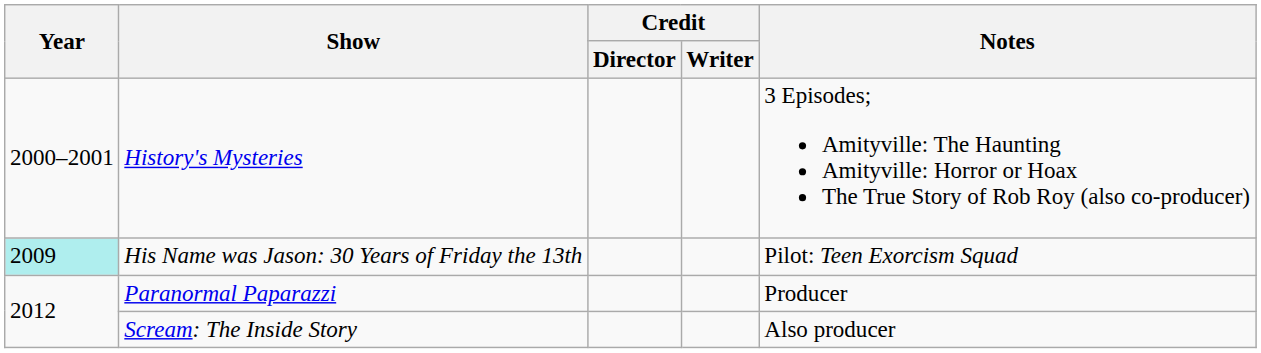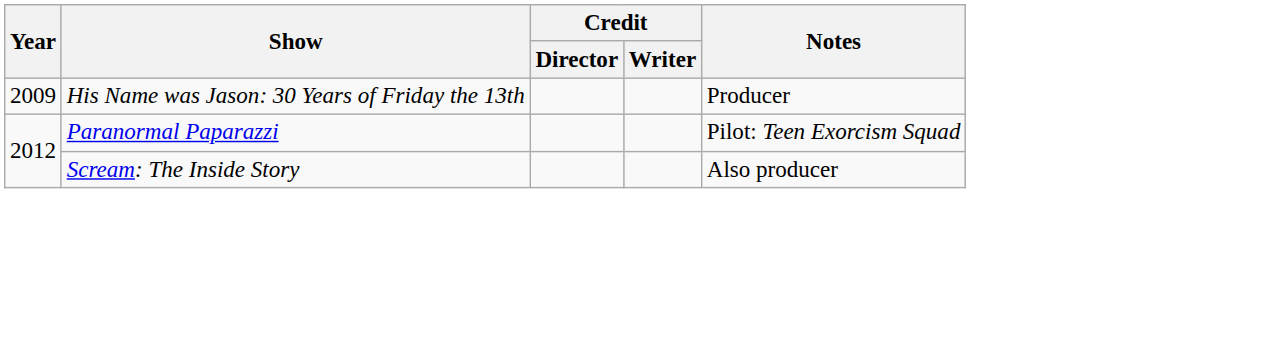- row: (214, 157)
(33, 256) paleturquoise background -> (33, 95) no background
(891, 256) Pilot: Teen Exorcism Squad -> (748, 95) Producer
(806, 292) Producer -> (834, 132) Pilot: Teen Exorcism Squad
